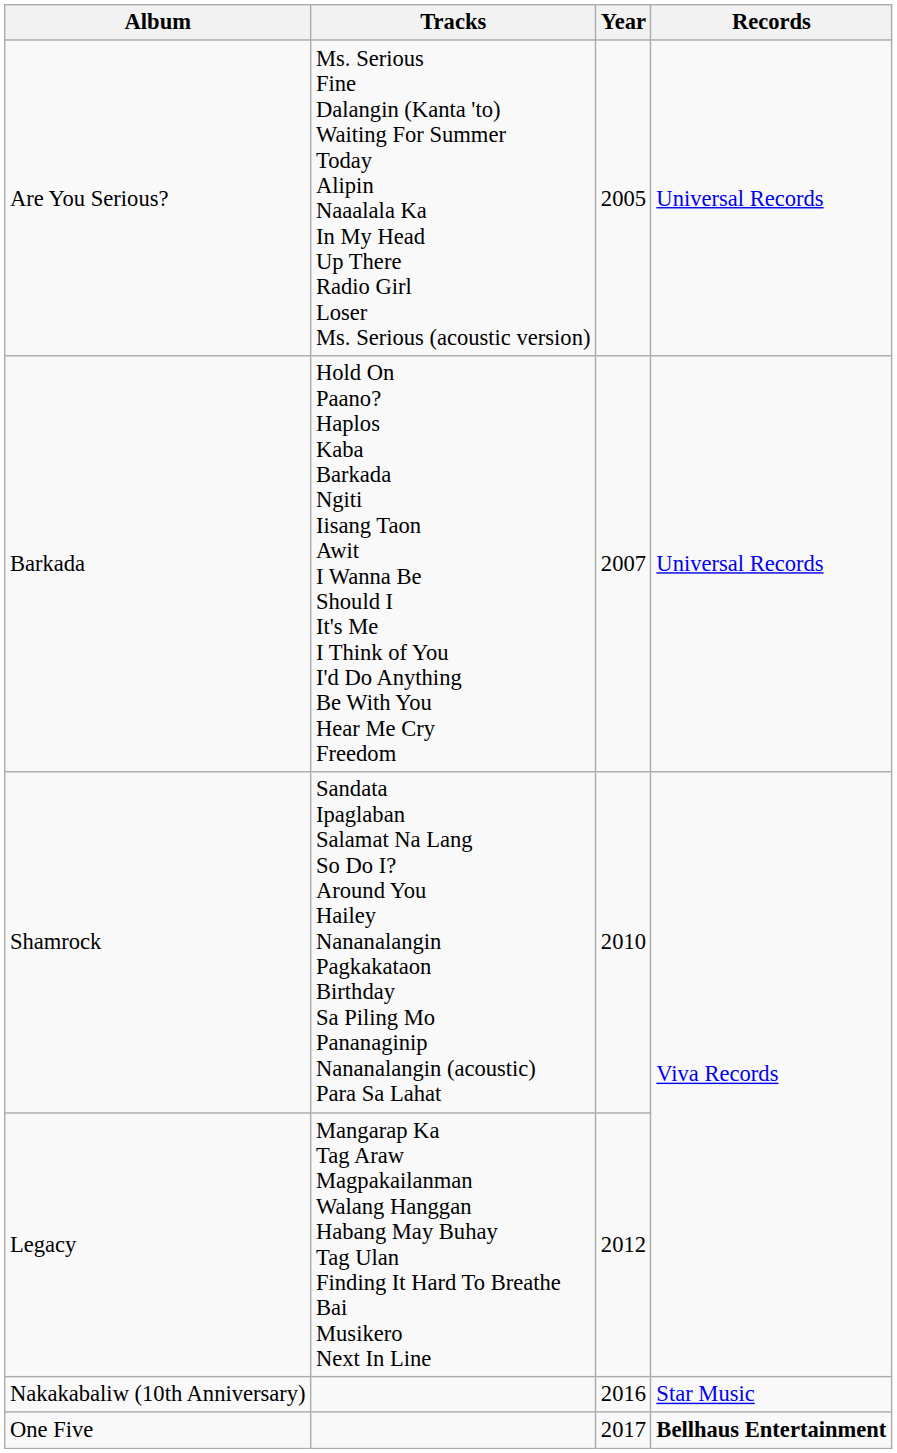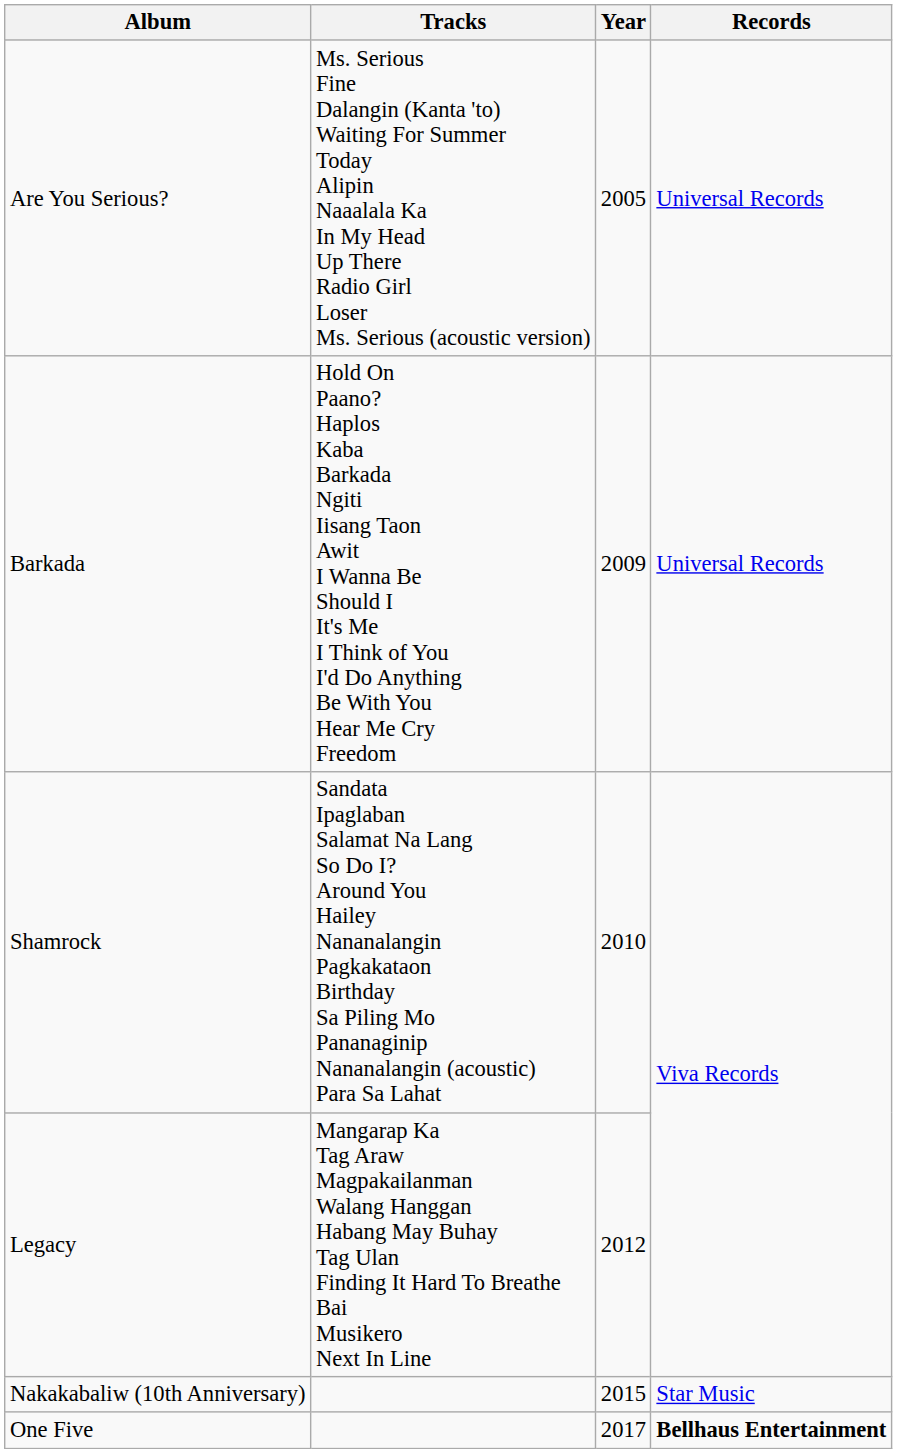(623, 563) 2007 -> (623, 563) 2009
(623, 1394) 2016 -> (623, 1394) 2015
